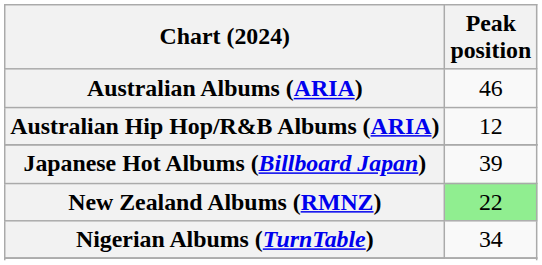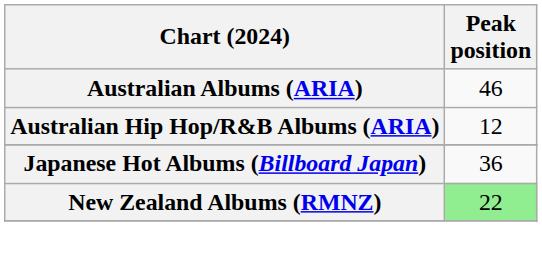(491, 163) 39 -> (491, 163) 36
- row: (225, 239)
